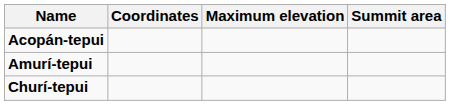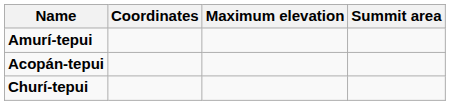rows swapped: (56, 40) <-> (50, 64)
